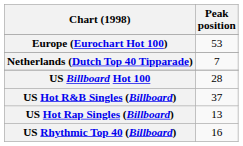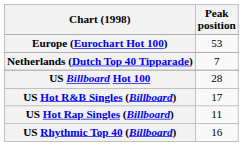(217, 97) 37 -> (217, 97) 17
(217, 114) 13 -> (217, 114) 11
